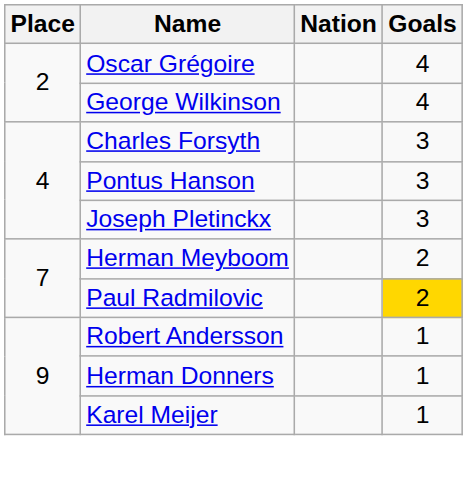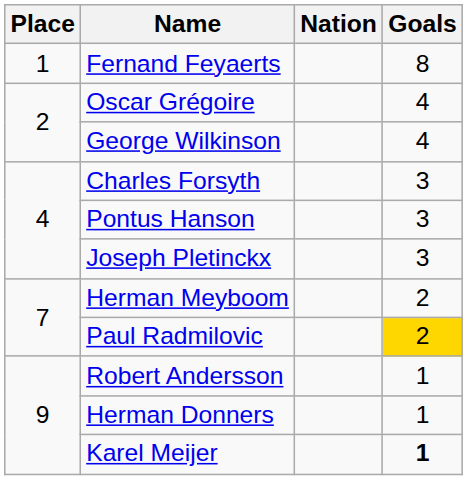+ row: (183, 63)
(422, 414) normal -> (422, 453) bold
